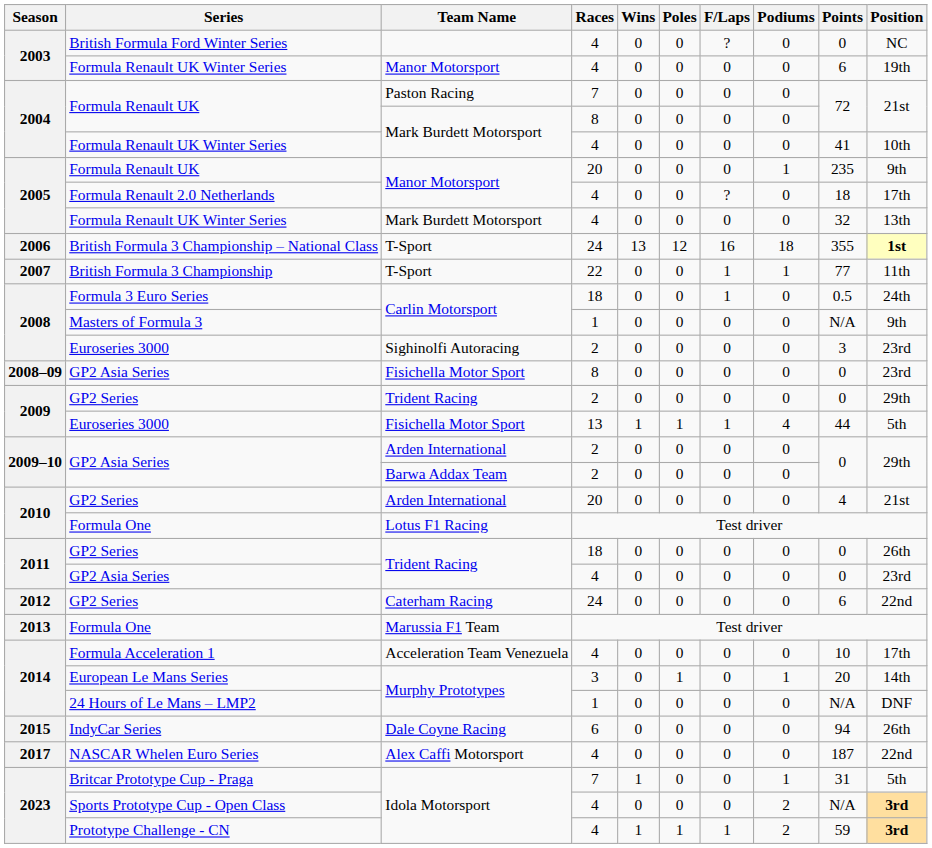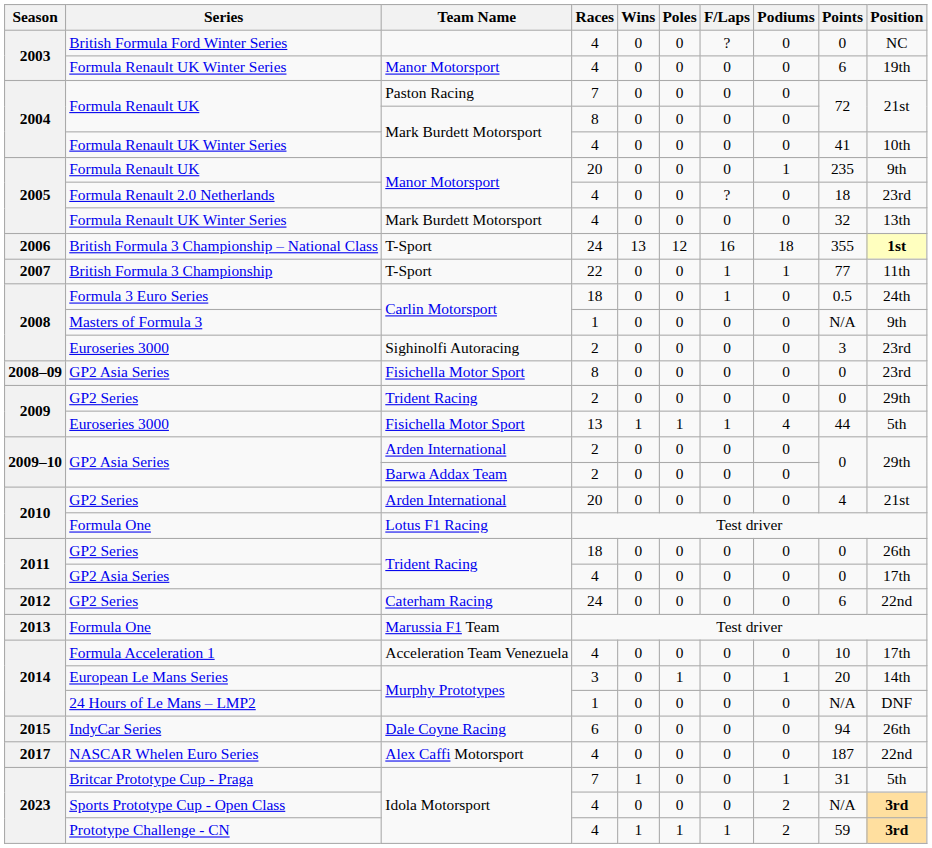(897, 195) 17th -> (897, 195) 23rd
(897, 576) 23rd -> (897, 576) 17th
